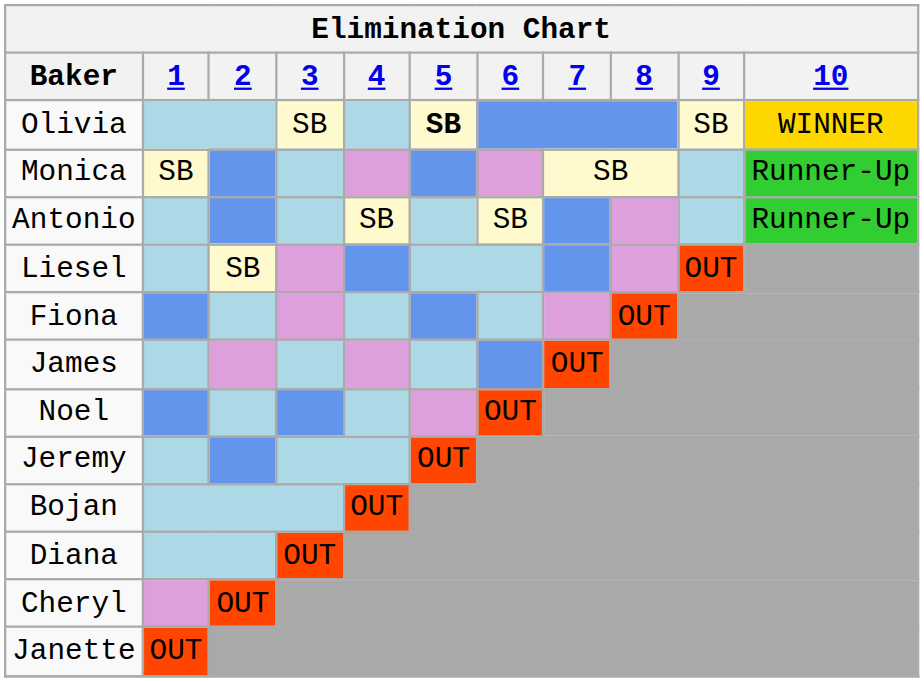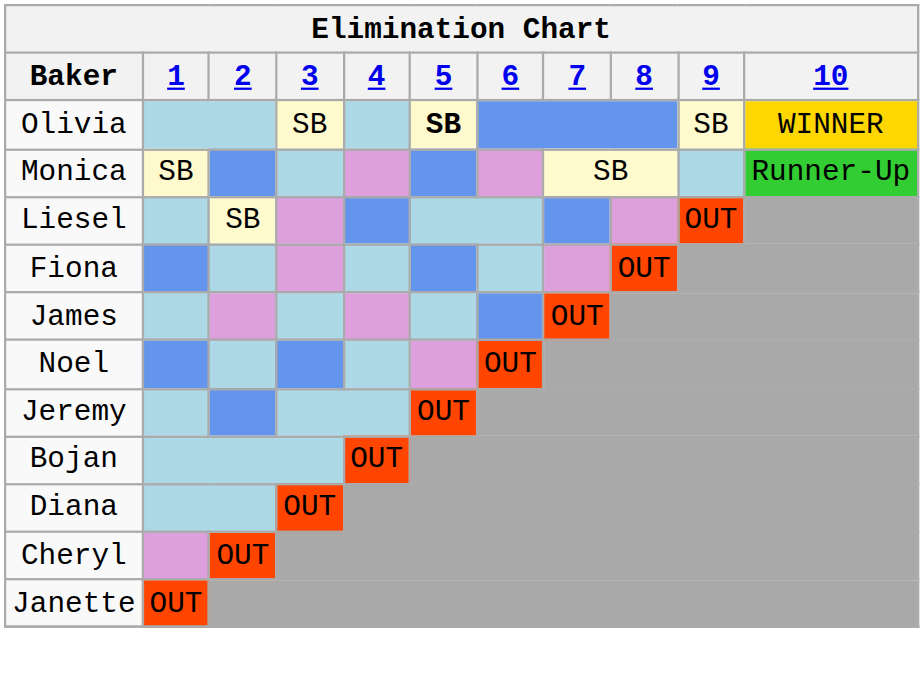- row: (74, 221)
